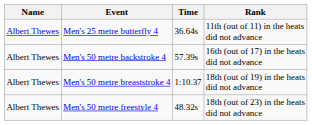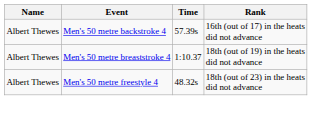- row: (111, 32)
